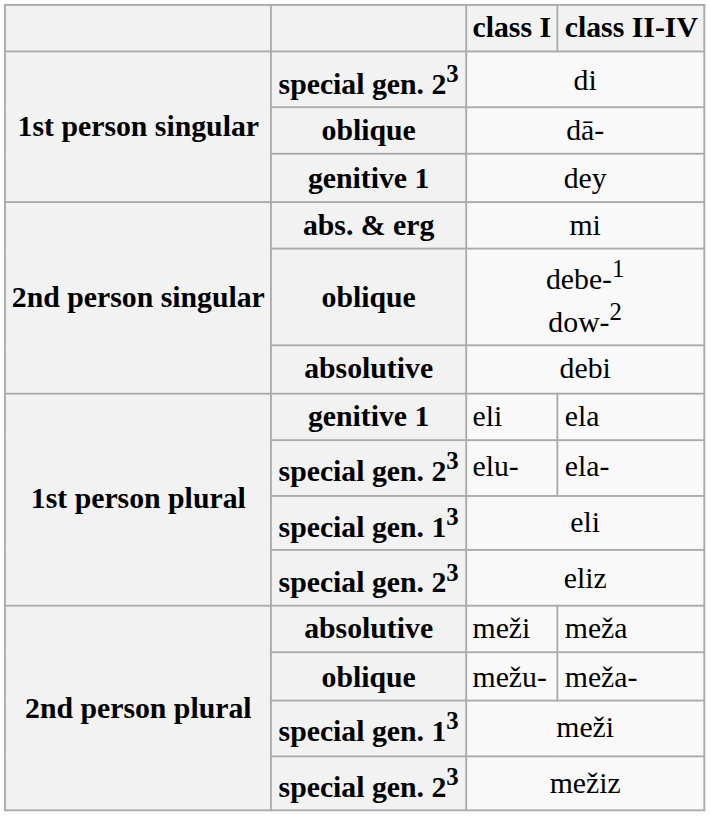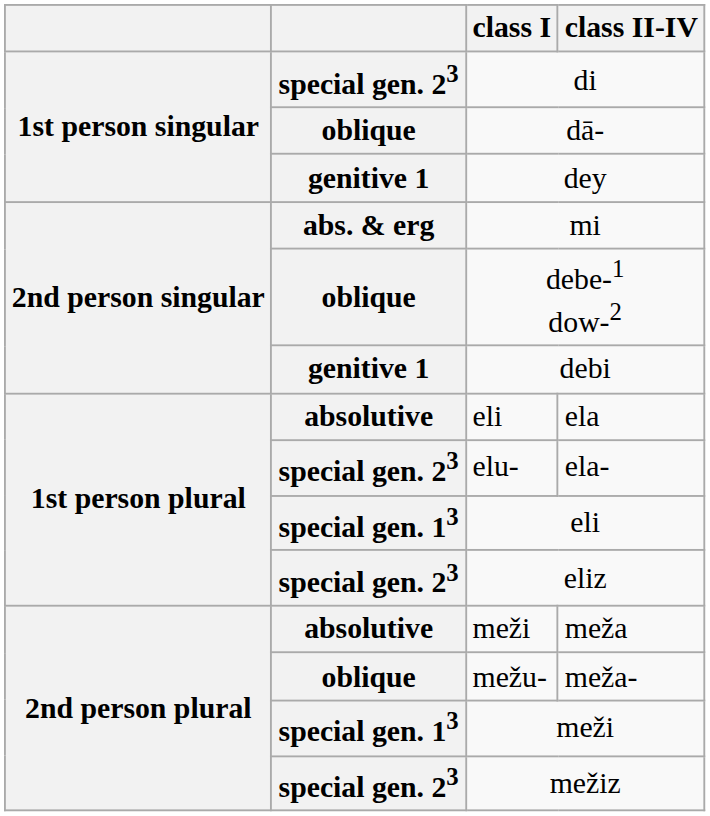(369, 368) absolutive -> (369, 368) genitive 1
(369, 416) genitive 1 -> (369, 416) absolutive
